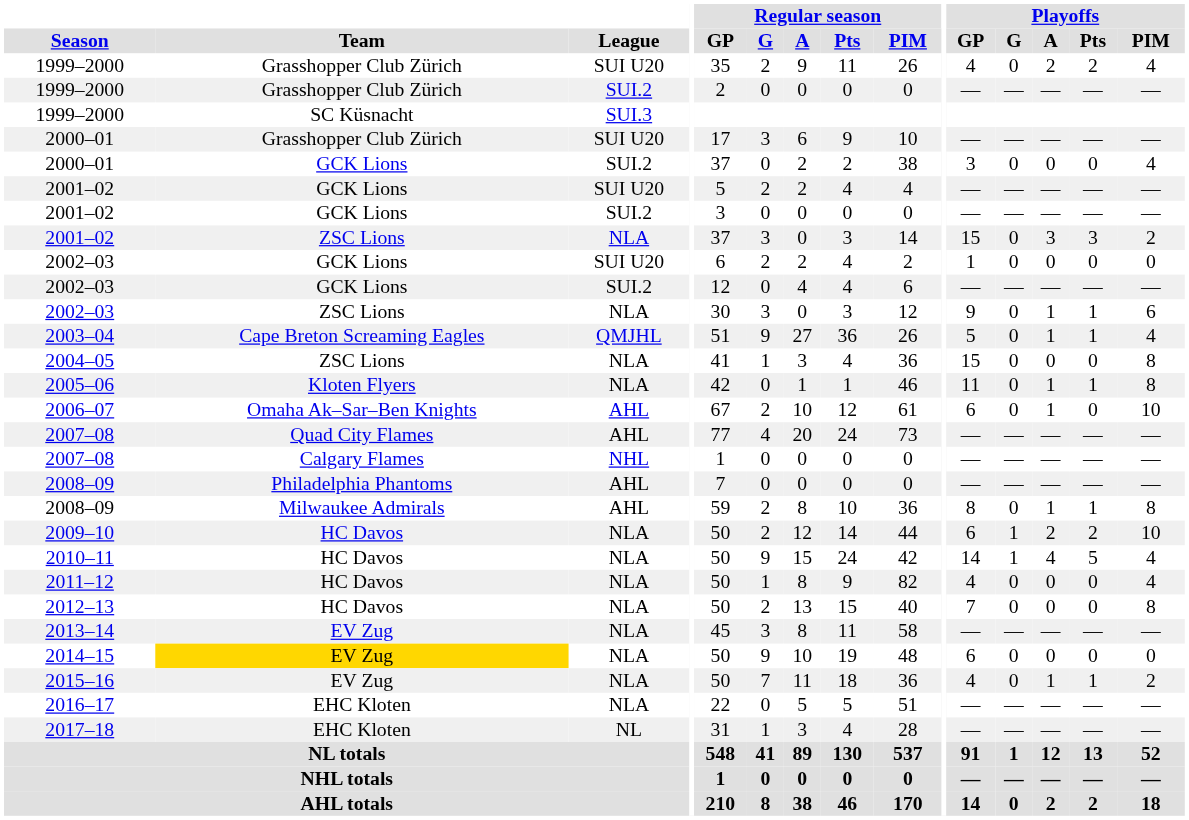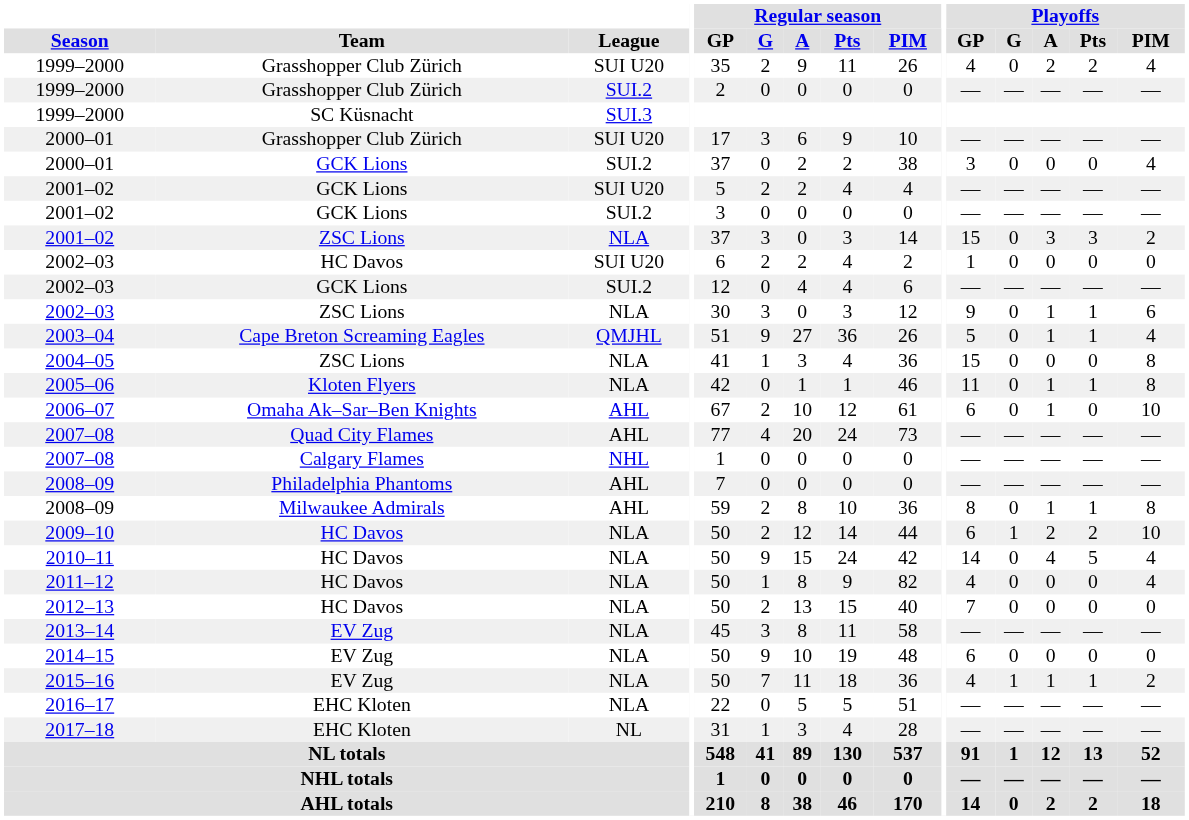(362, 262) GCK Lions -> (362, 262) HC Davos
(1014, 557) 1 -> (1014, 557) 0
(1151, 606) 8 -> (1151, 606) 0
(362, 655) gold background -> (362, 655) no background
(1014, 680) 0 -> (1014, 680) 1
